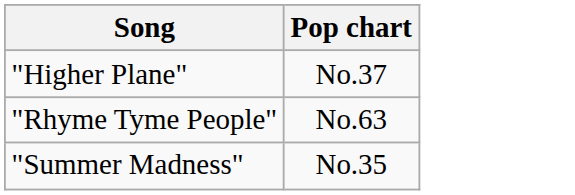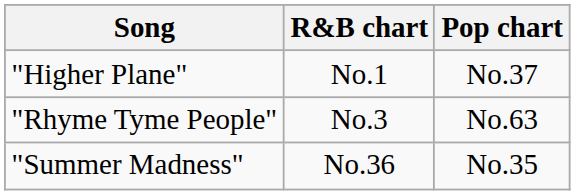+ column: (359, 27)
